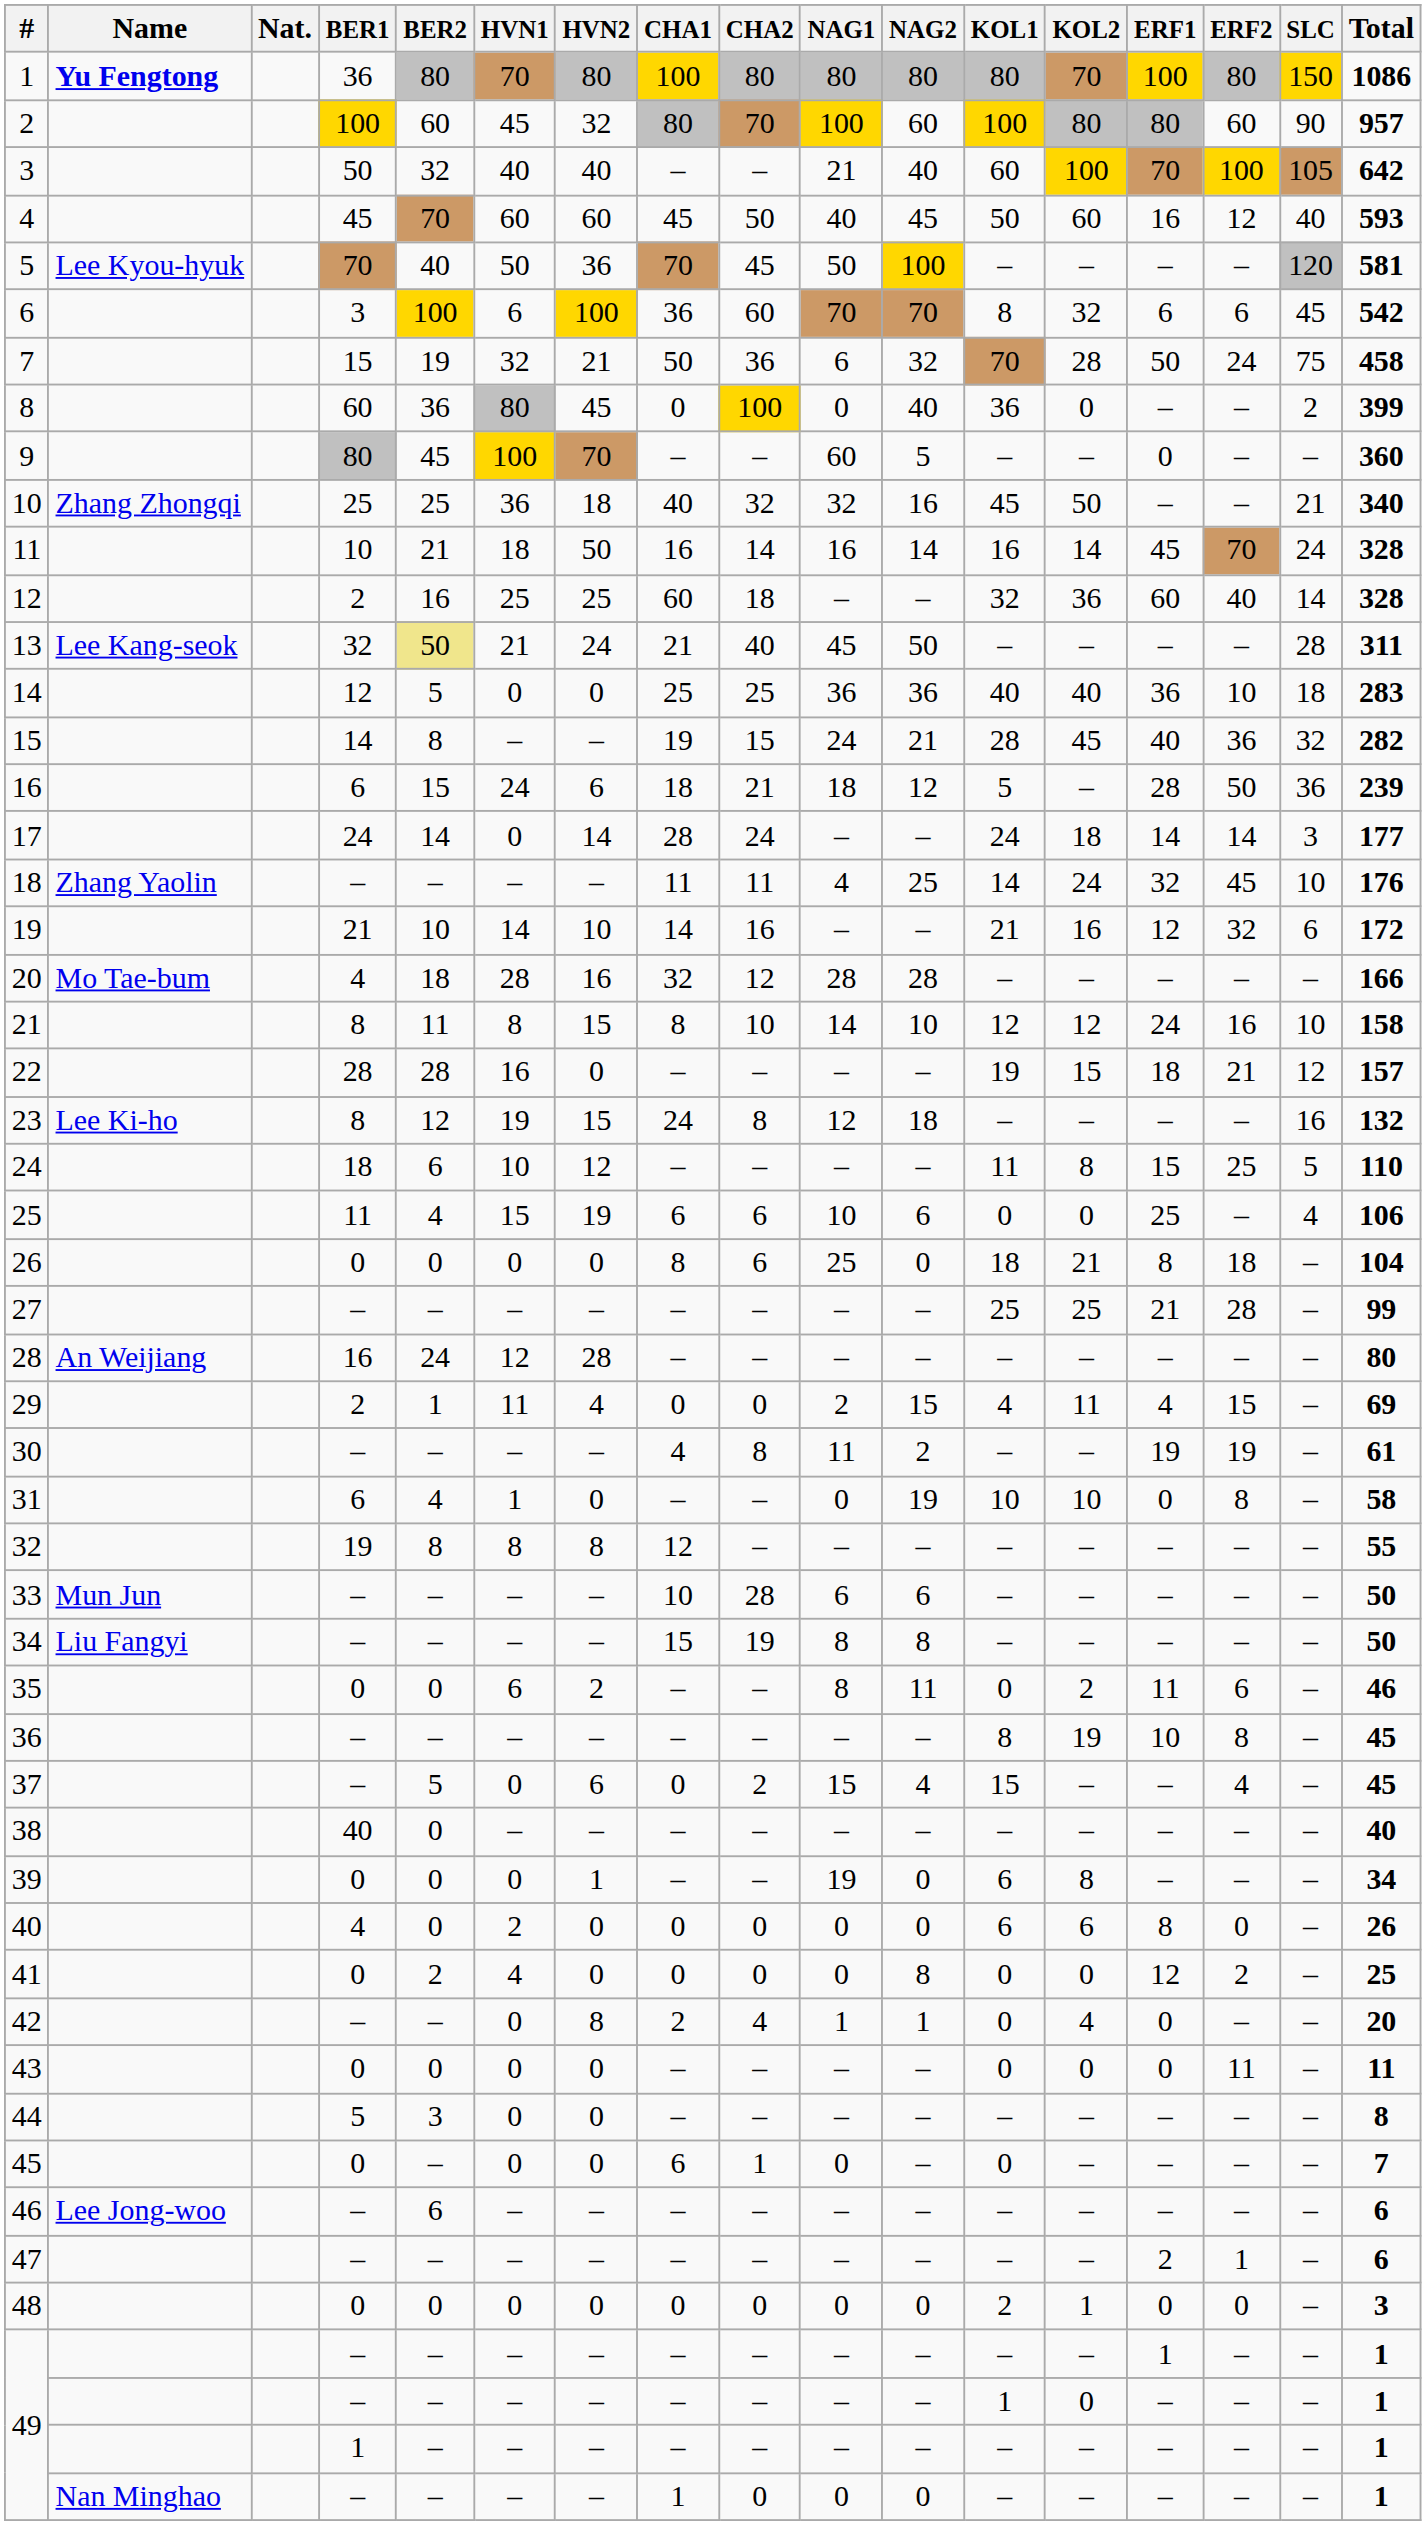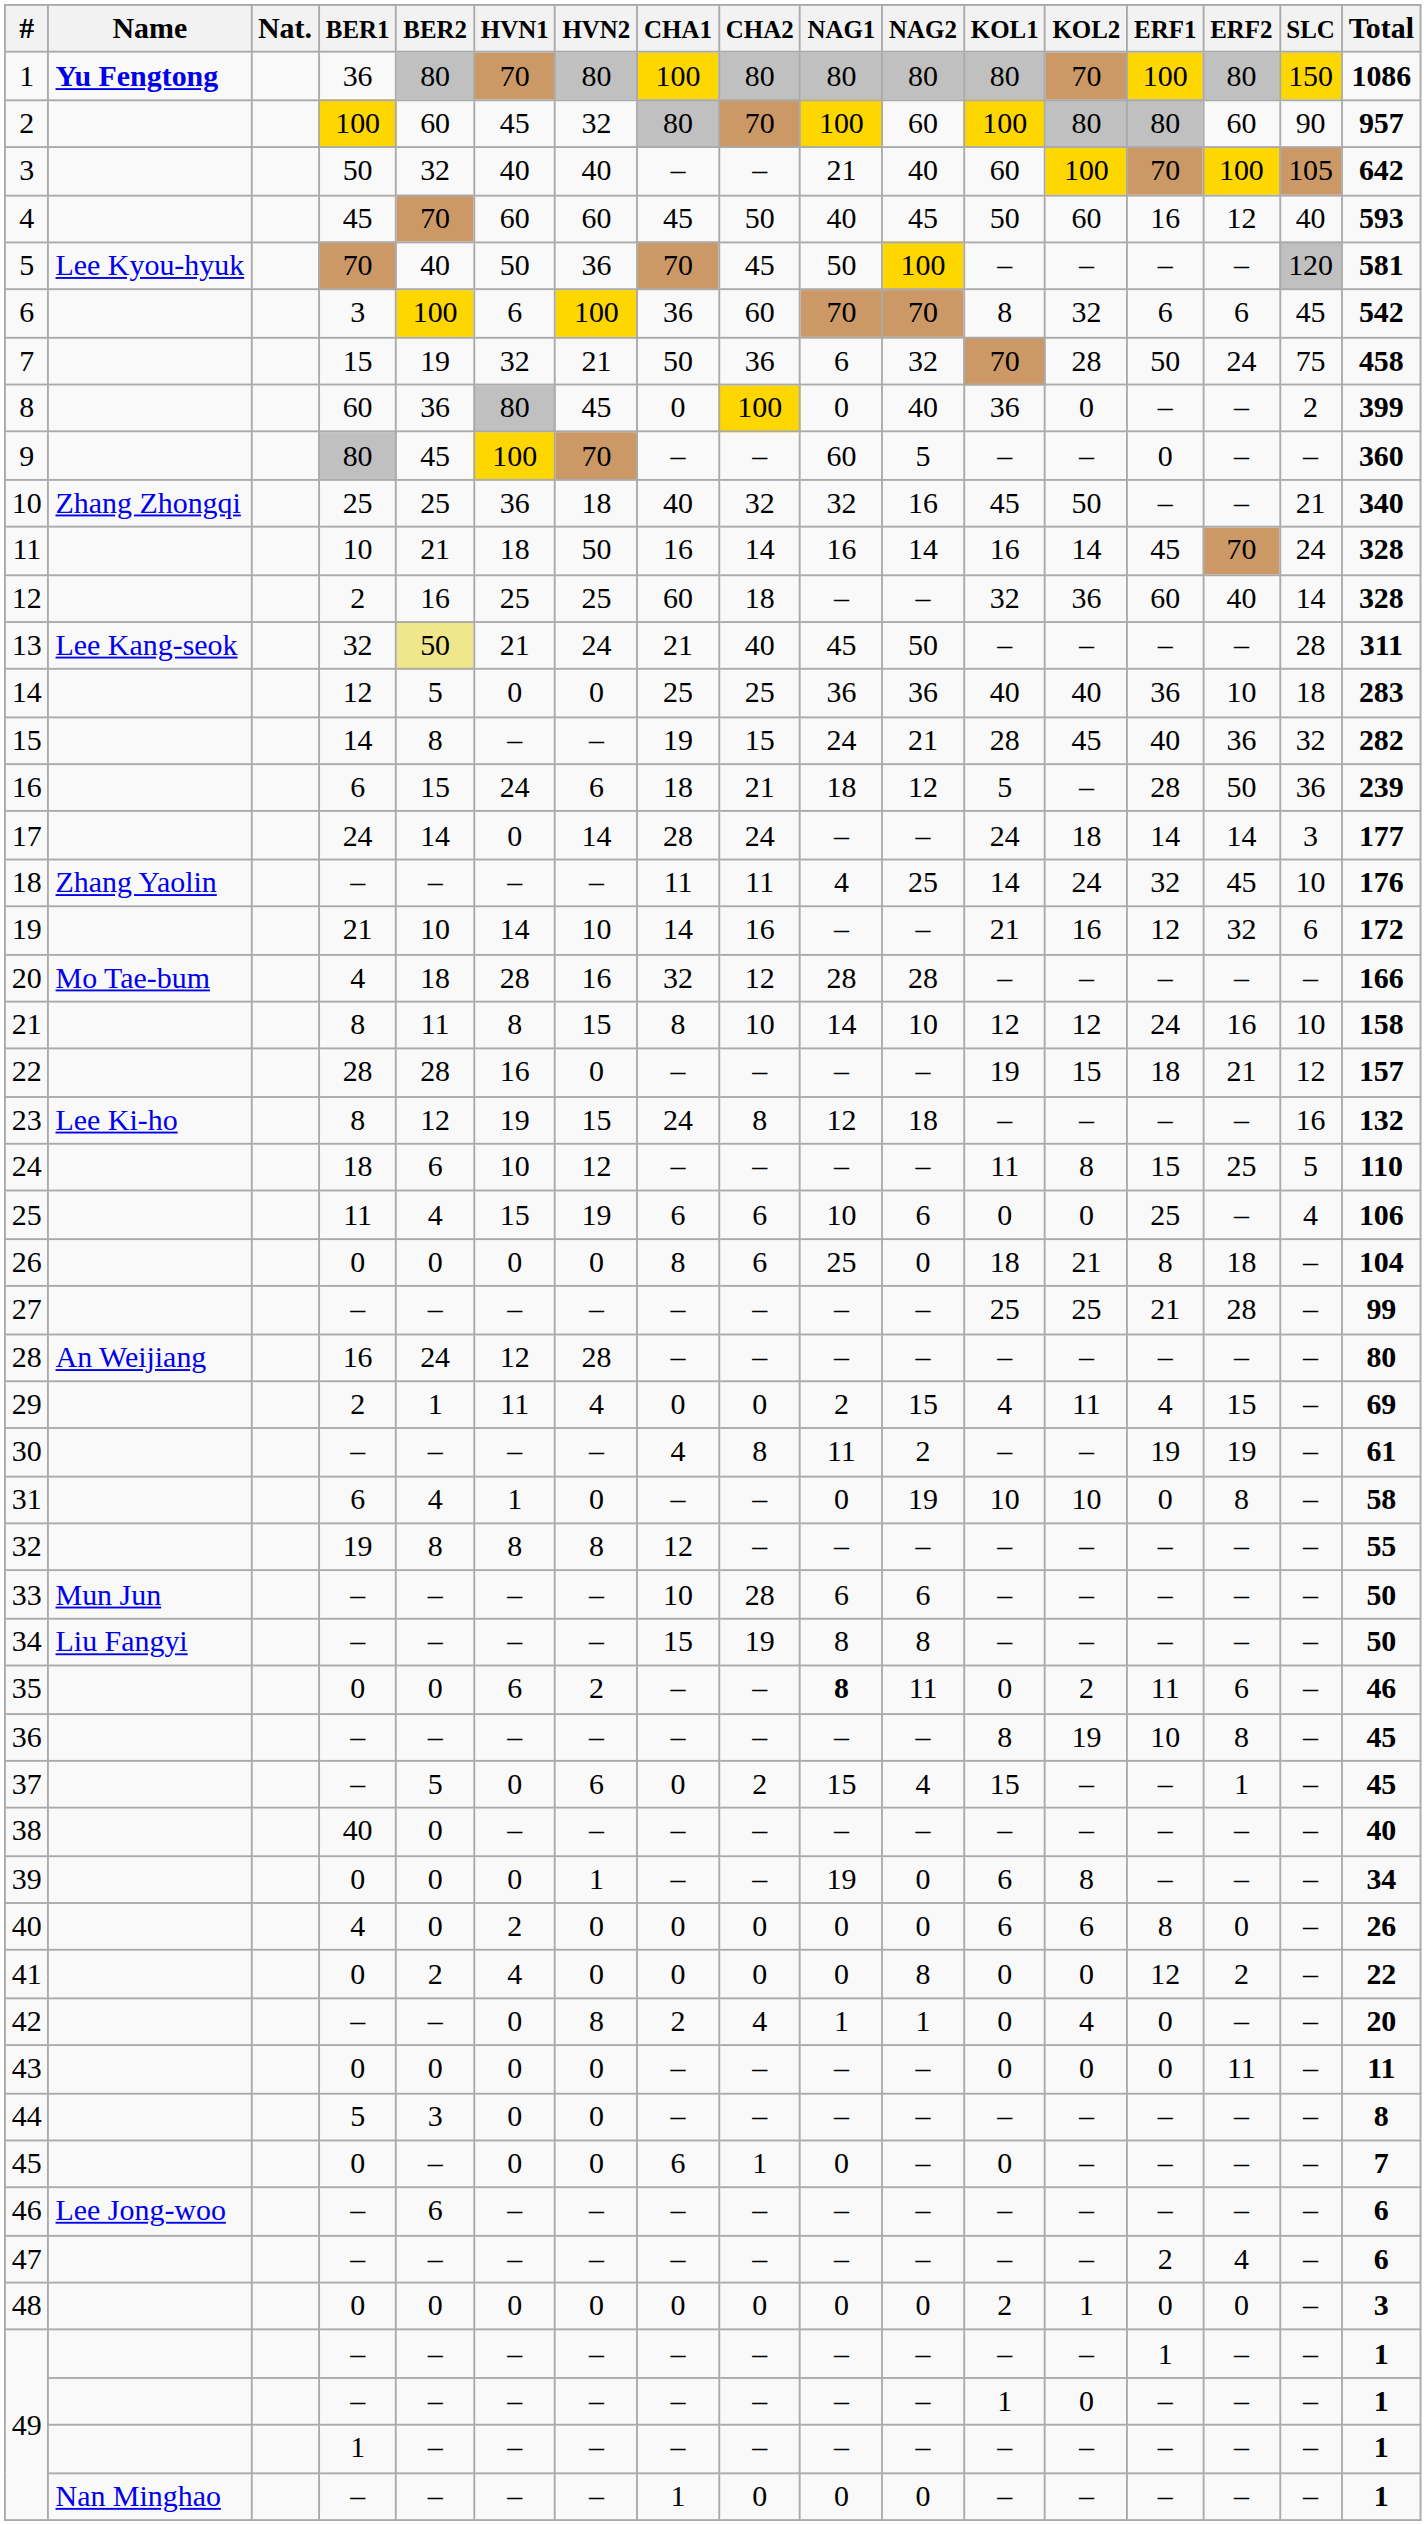(841, 1689) normal -> (841, 1689) bold
(1241, 1783) 4 -> (1241, 1783) 1
(1381, 1973) 25 -> (1381, 1973) 22
(1241, 2258) 1 -> (1241, 2258) 4
